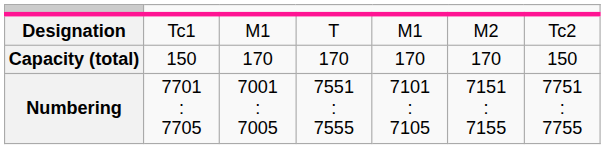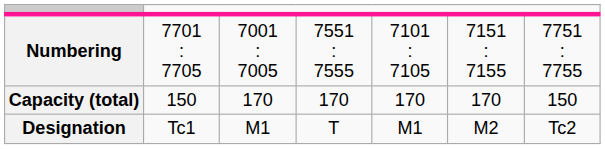rows swapped: (74, 30) <-> (74, 108)
